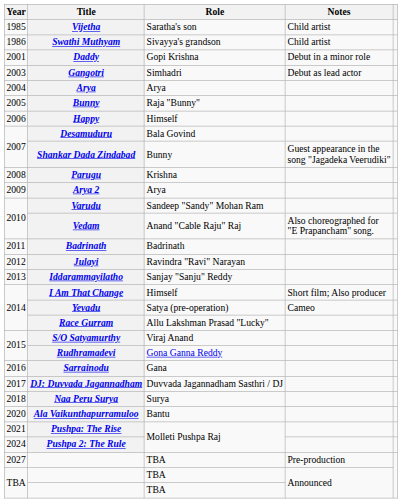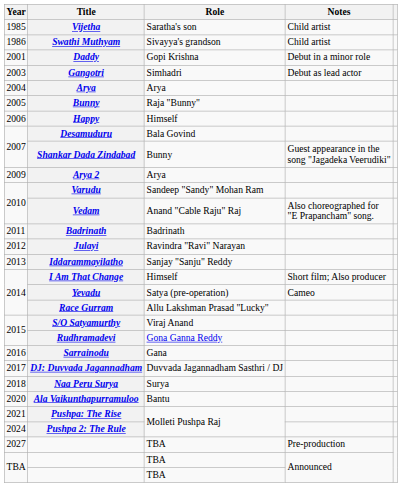- row: (16, 175)
